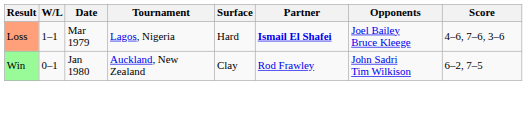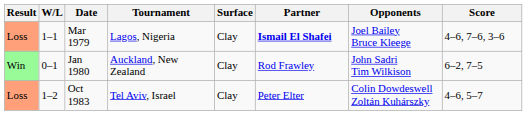(228, 36) Hard -> (227, 36) Clay
+ row: (79, 95)
